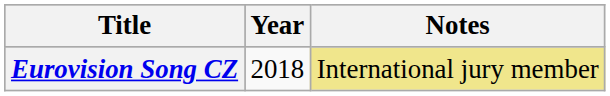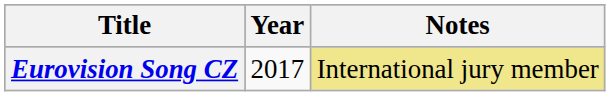(277, 68) 2018 -> (277, 68) 2017
